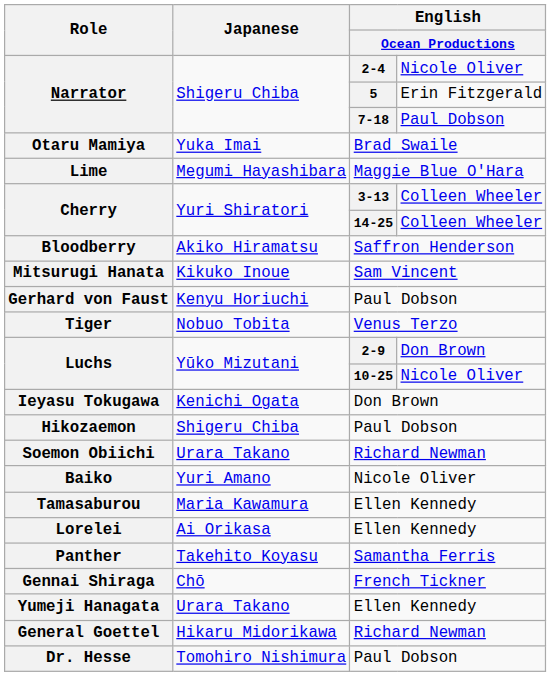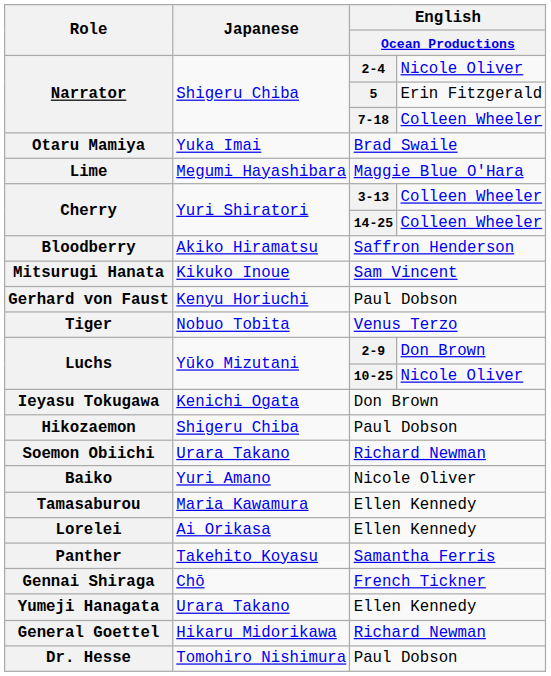(452, 120) Paul Dobson -> (471, 120) Colleen Wheeler
